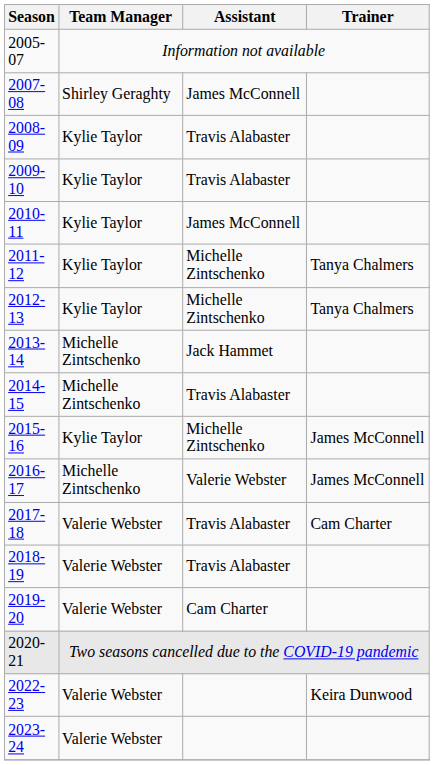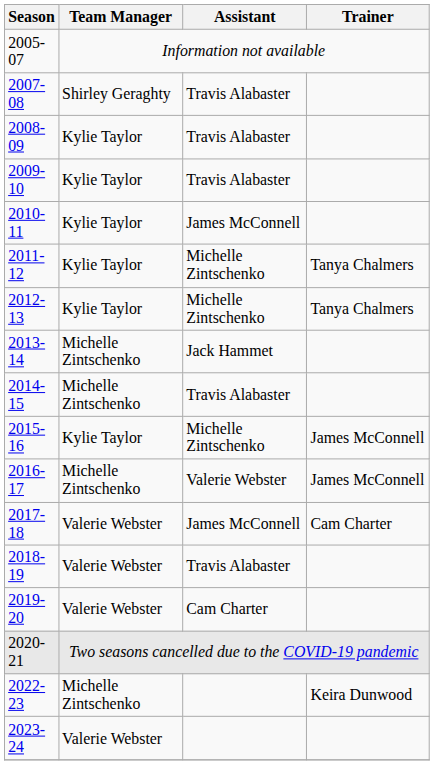(243, 94) James McConnell -> (238, 94) Travis Alabaster
(238, 523) Travis Alabaster -> (243, 523) James McConnell
(112, 695) Valerie Webster -> (101, 695) Michelle Zintschenko
